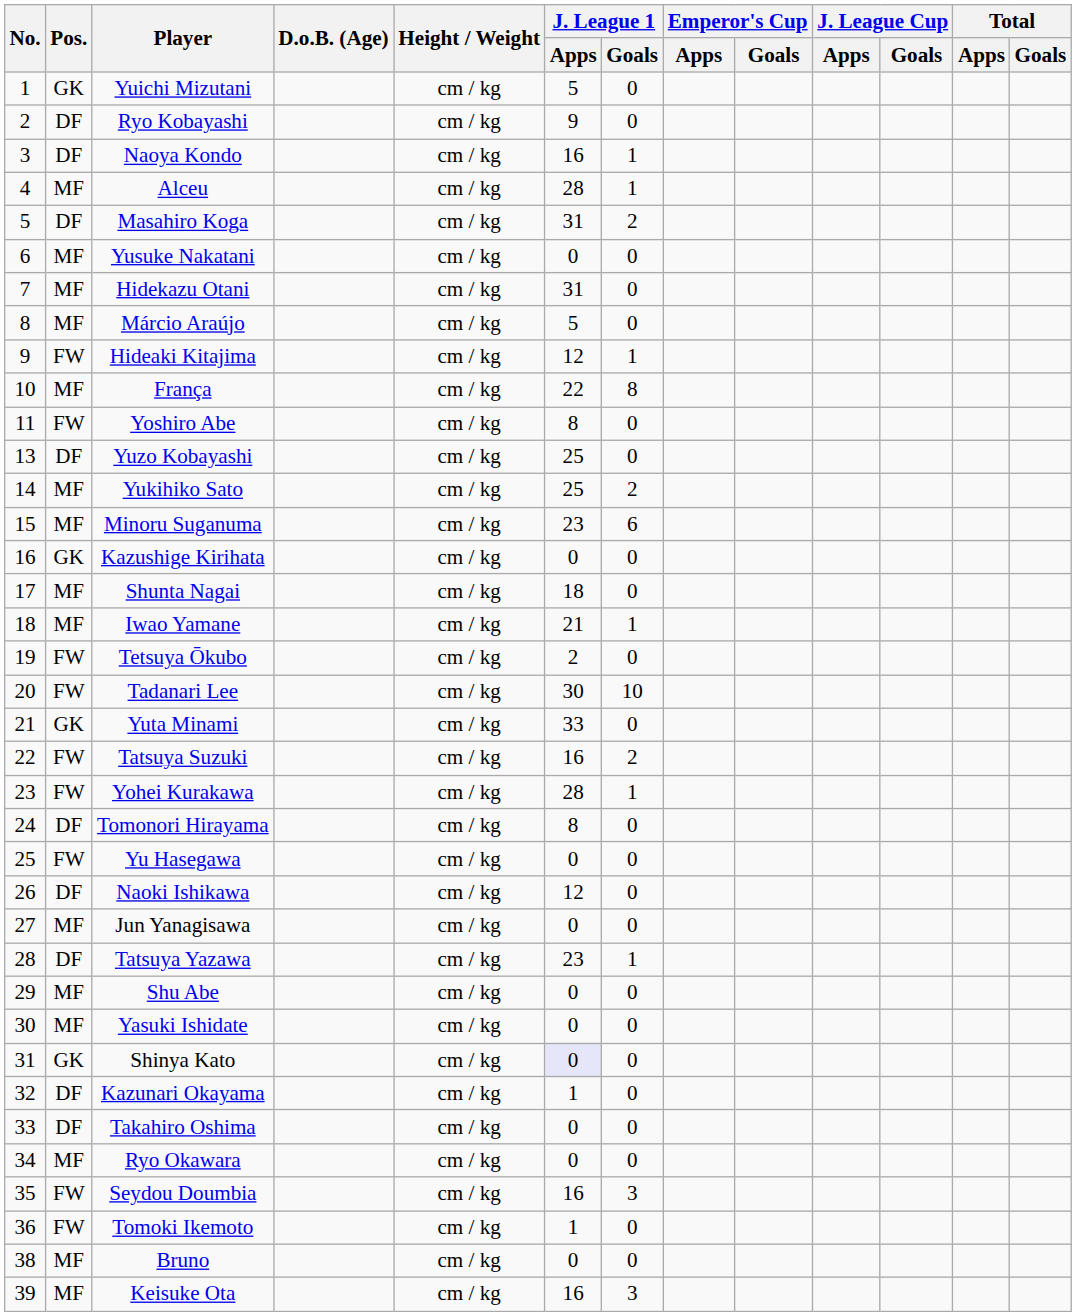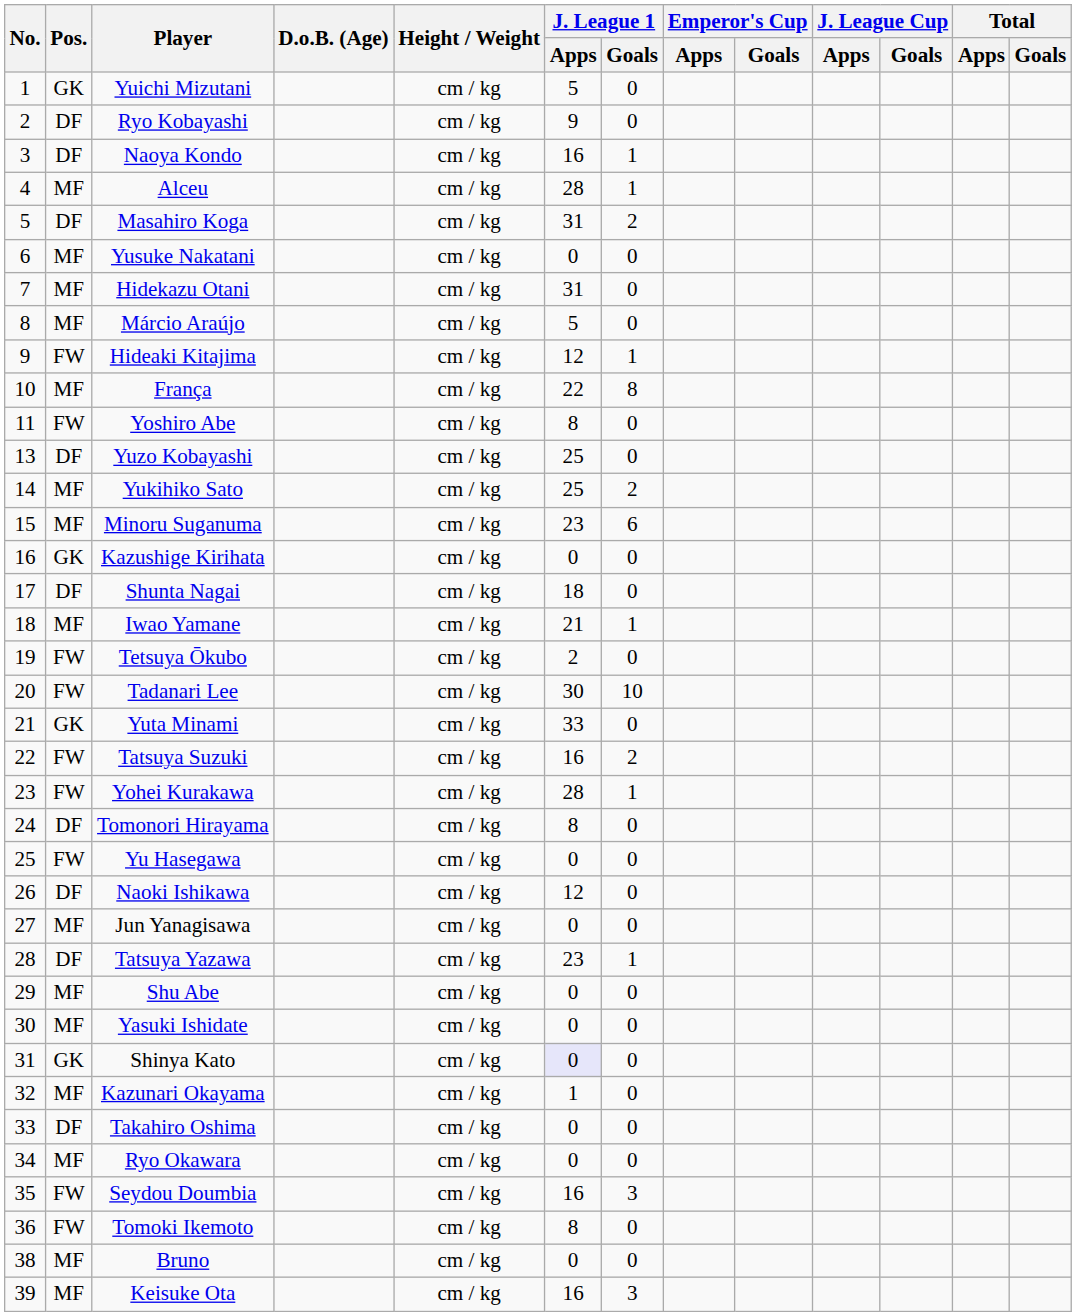(69, 590) MF -> (69, 590) DF
(69, 1093) DF -> (69, 1093) MF
(573, 1227) 1 -> (573, 1227) 8
